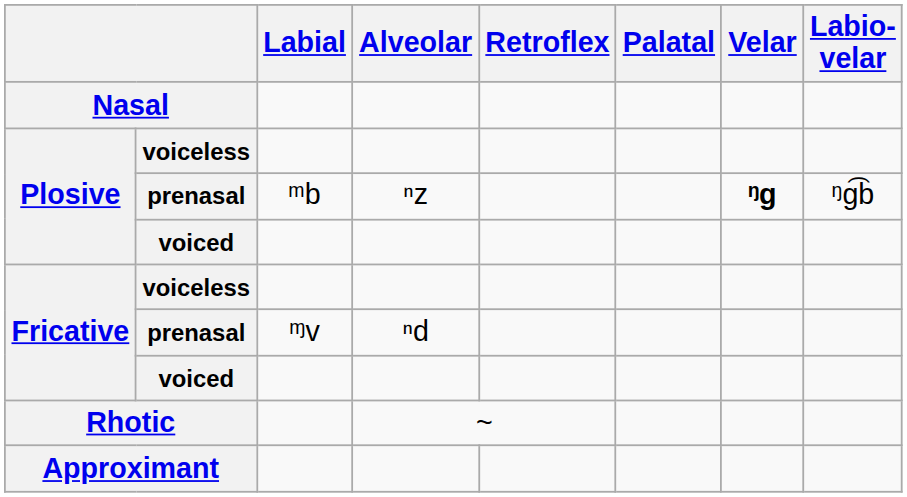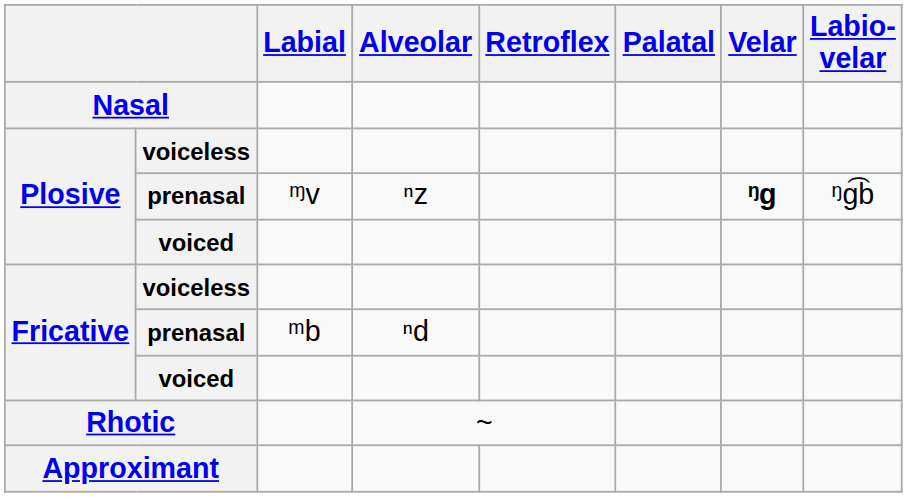(305, 195) ᵐb -> (305, 195) ᶬv
(305, 331) ᶬv -> (305, 331) ᵐb
